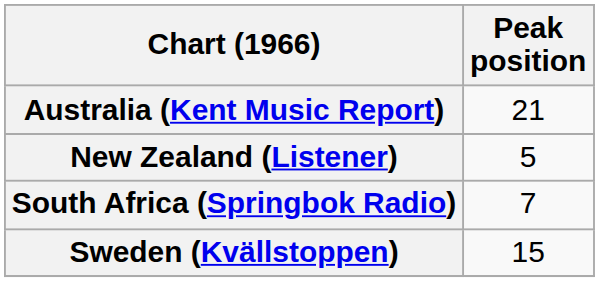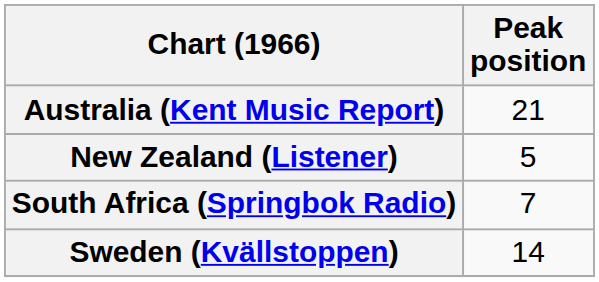(528, 251) 15 -> (528, 251) 14
